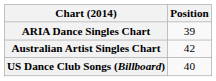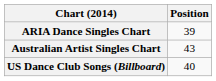(189, 48) 42 -> (189, 48) 43
